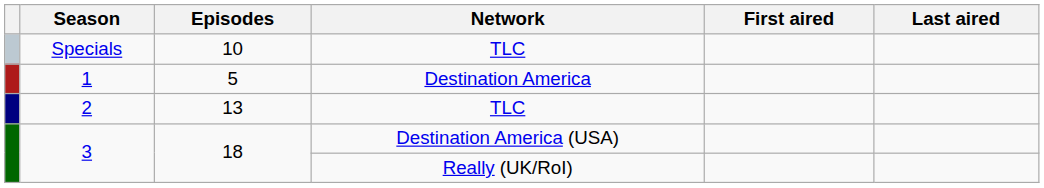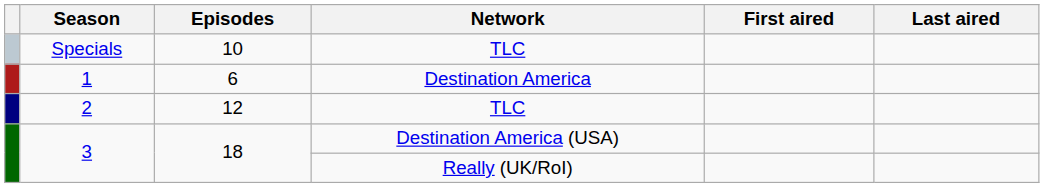(233, 78) 5 -> (233, 78) 6
(233, 108) 13 -> (233, 108) 12
